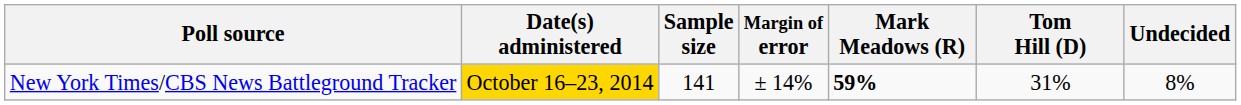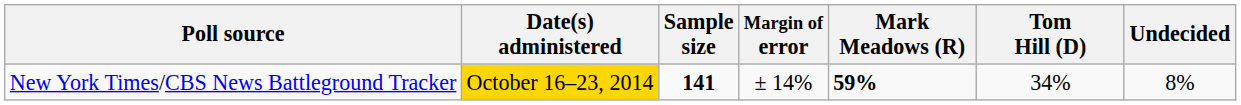(699, 81) normal -> (699, 81) bold
(1050, 81) 31% -> (1050, 81) 34%
